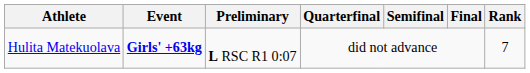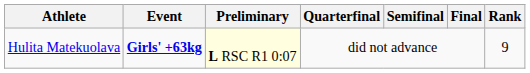(253, 56) no background -> (253, 56) lightyellow background
(505, 48) 7 -> (505, 48) 9
